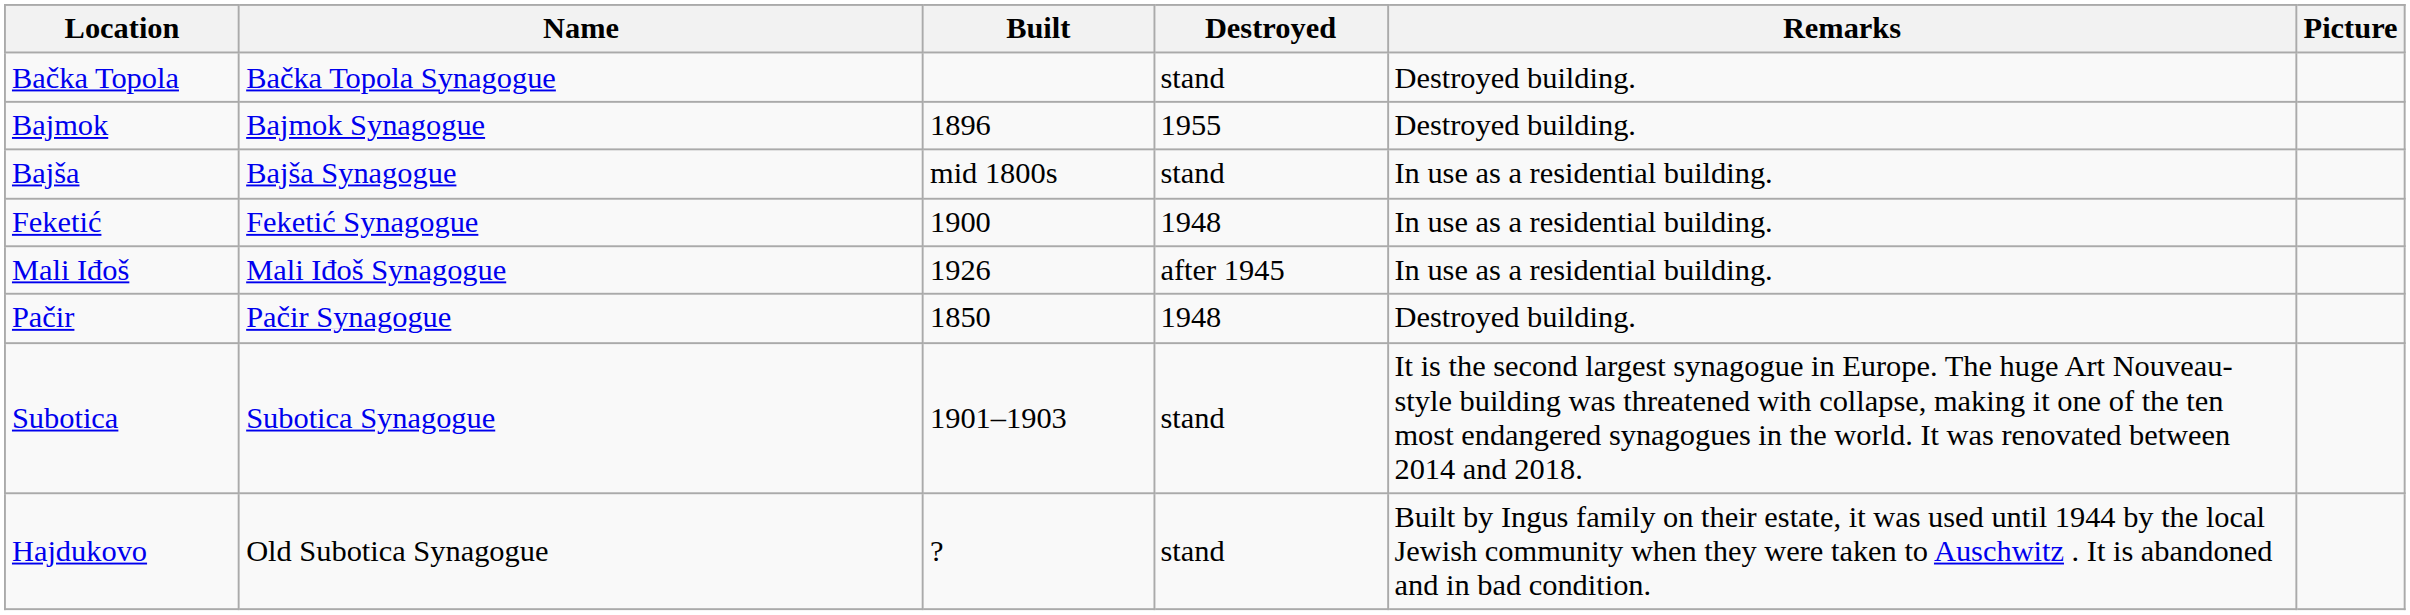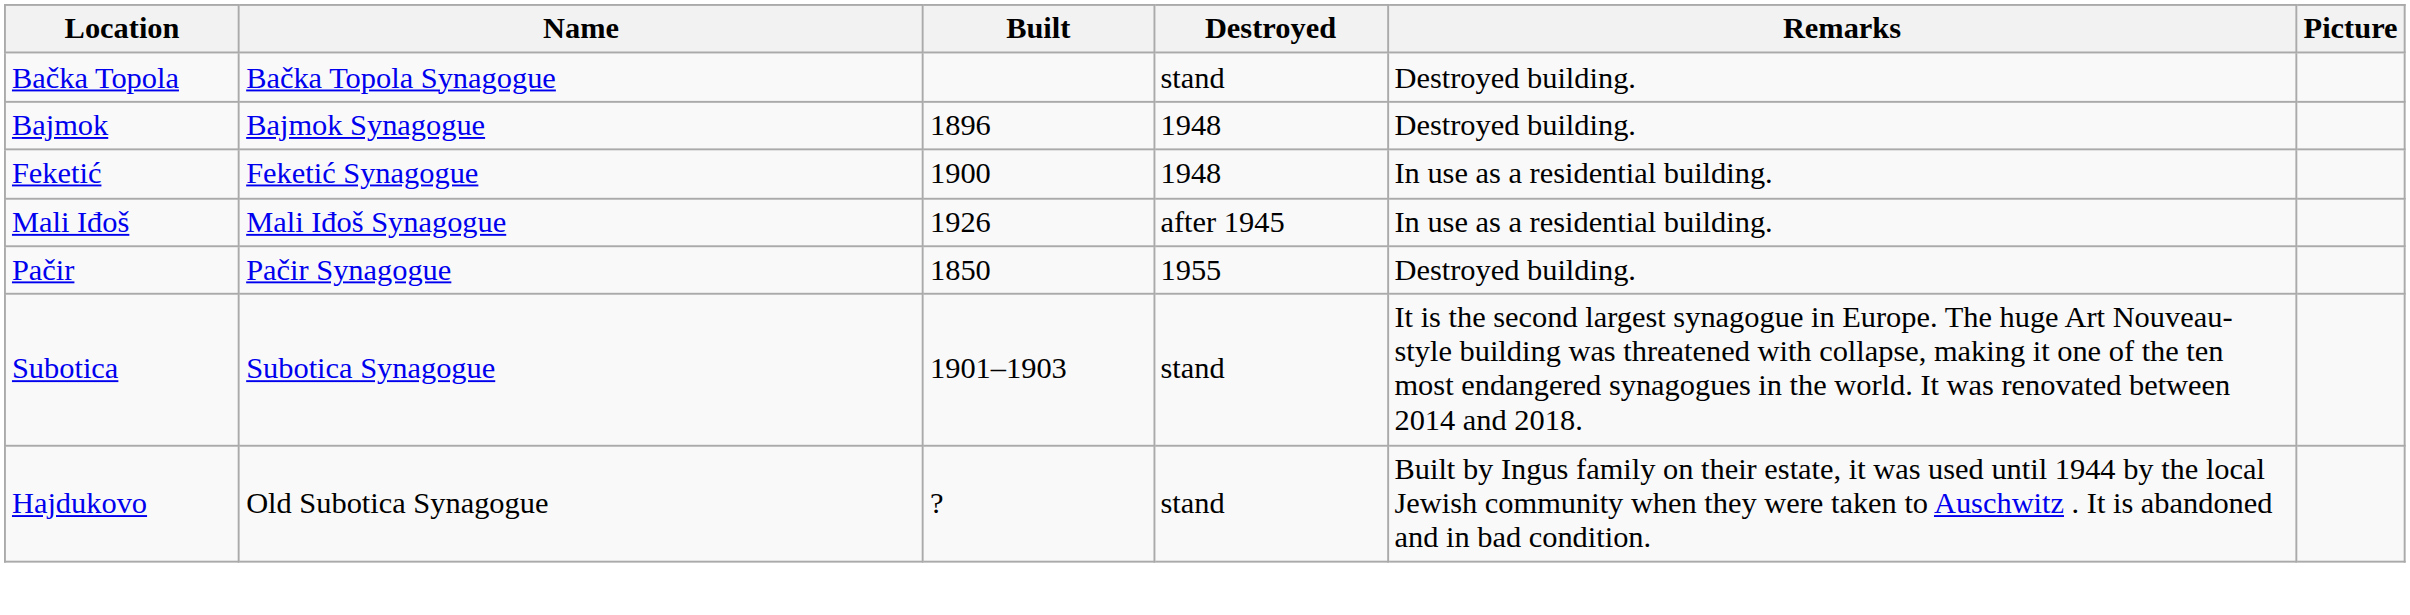(1191, 125) 1955 -> (1191, 125) 1948
- row: (46, 173)
(1191, 317) 1948 -> (1191, 269) 1955
